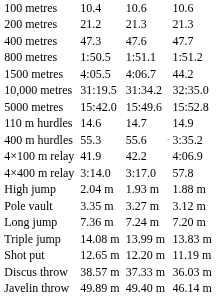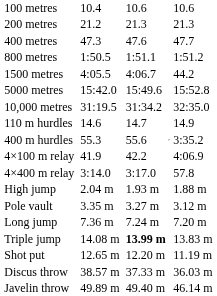rows swapped: (34, 107) <-> (38, 90)
(145, 239) normal -> (146, 239) bold
